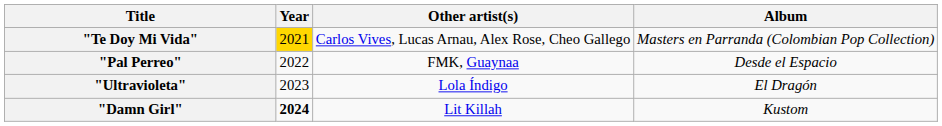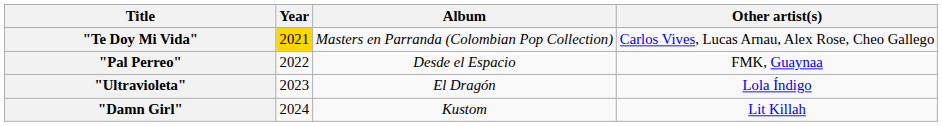columns swapped: (473, 16) <-> (786, 16)
(294, 109) bold -> (294, 109) normal
